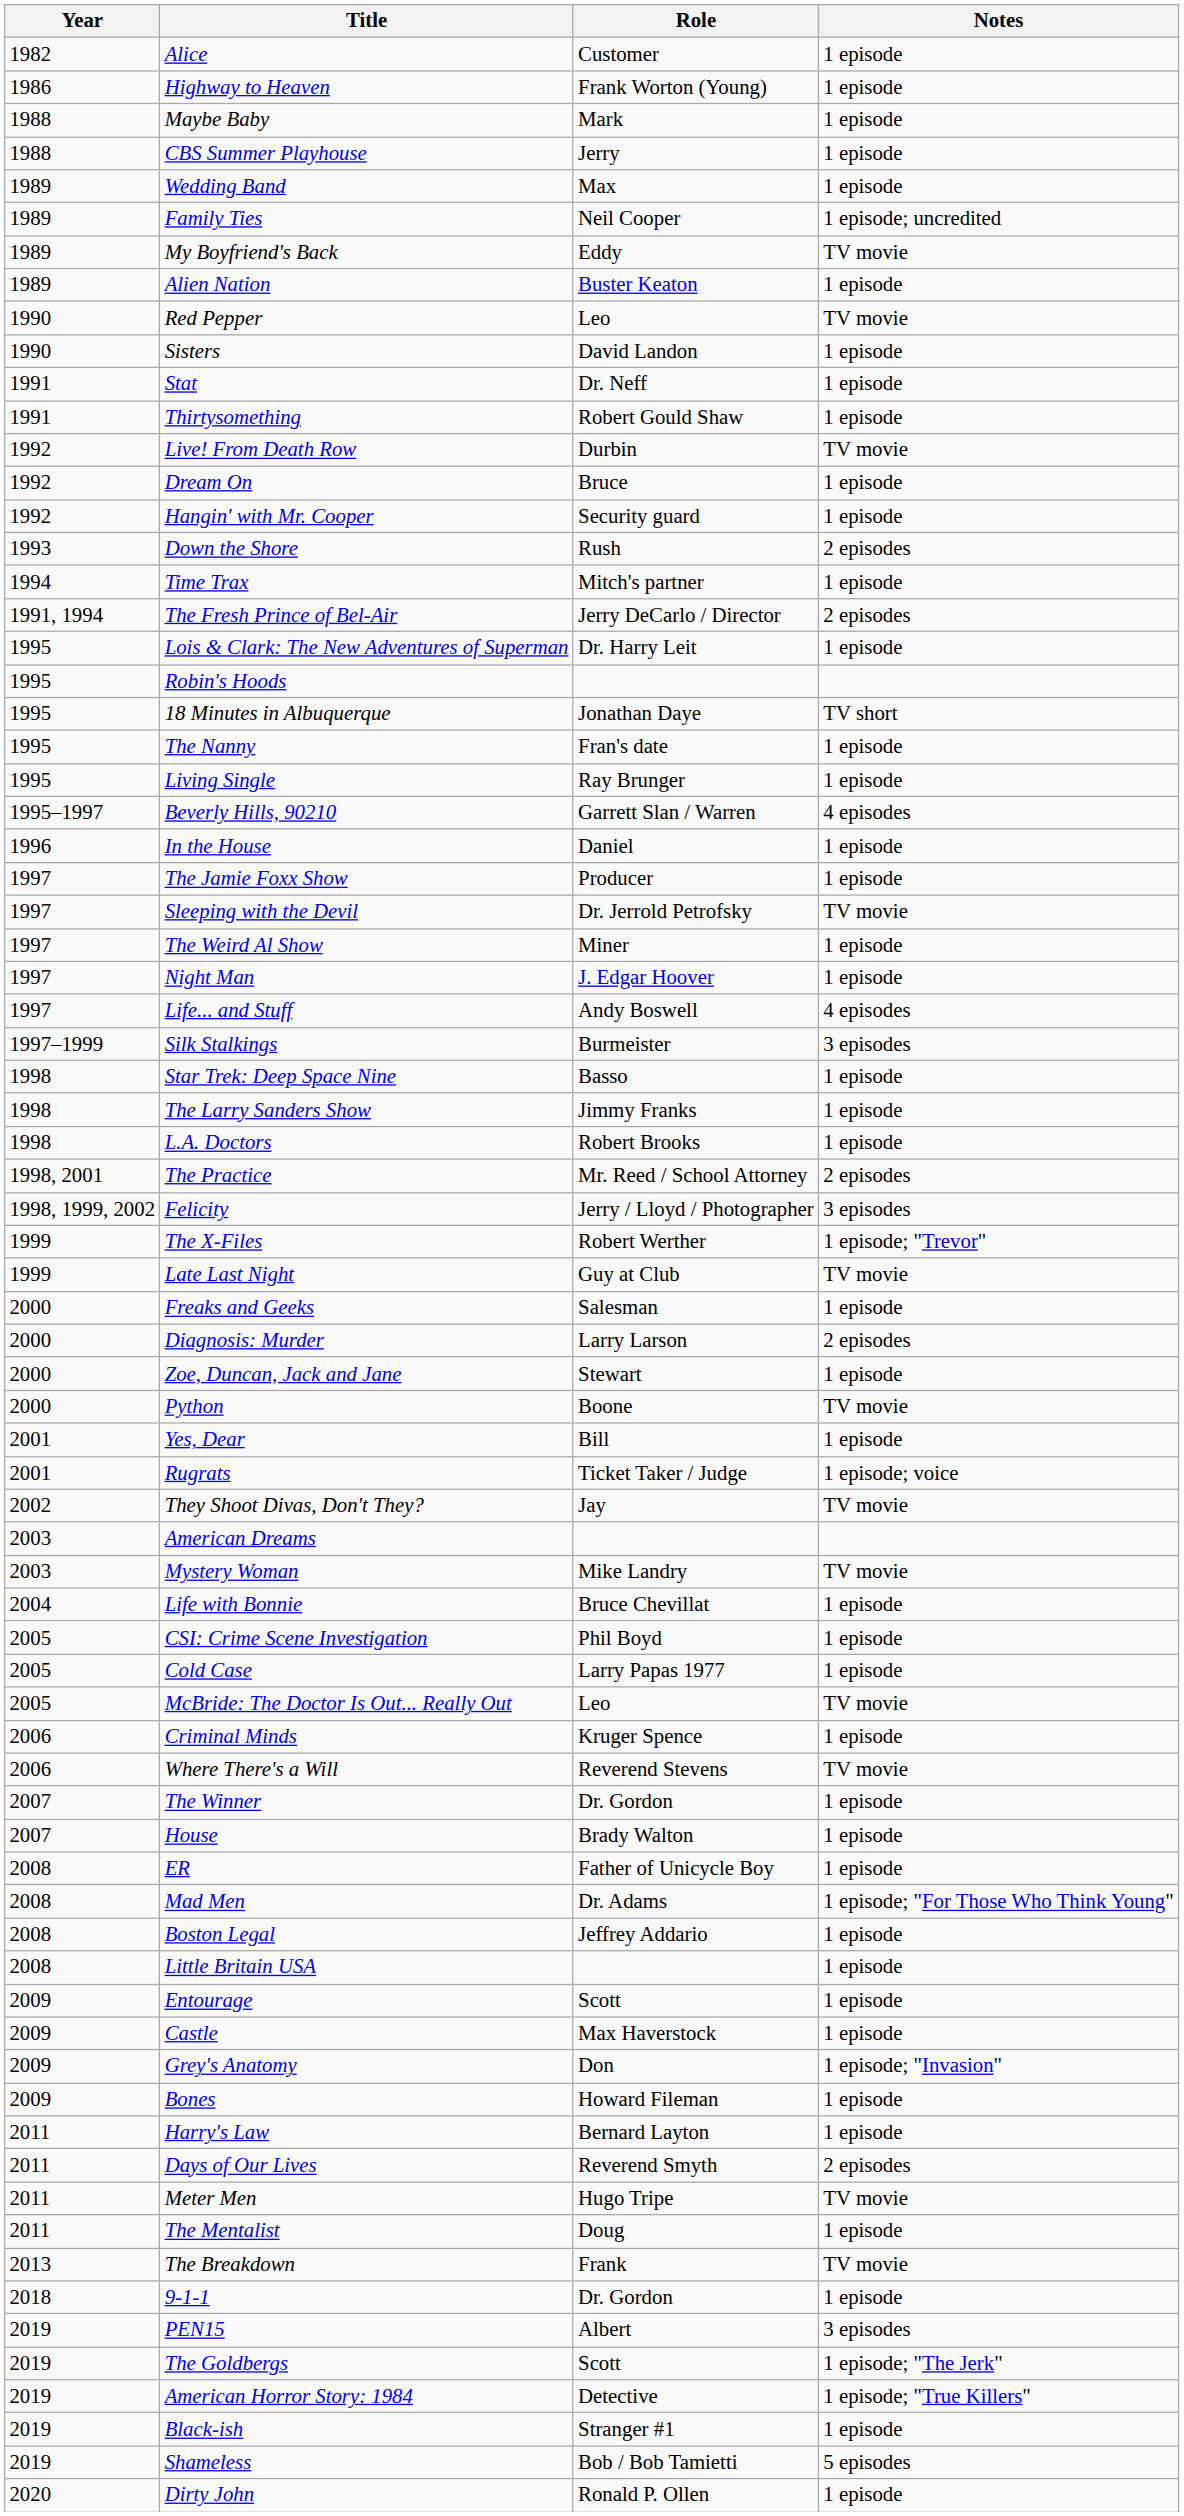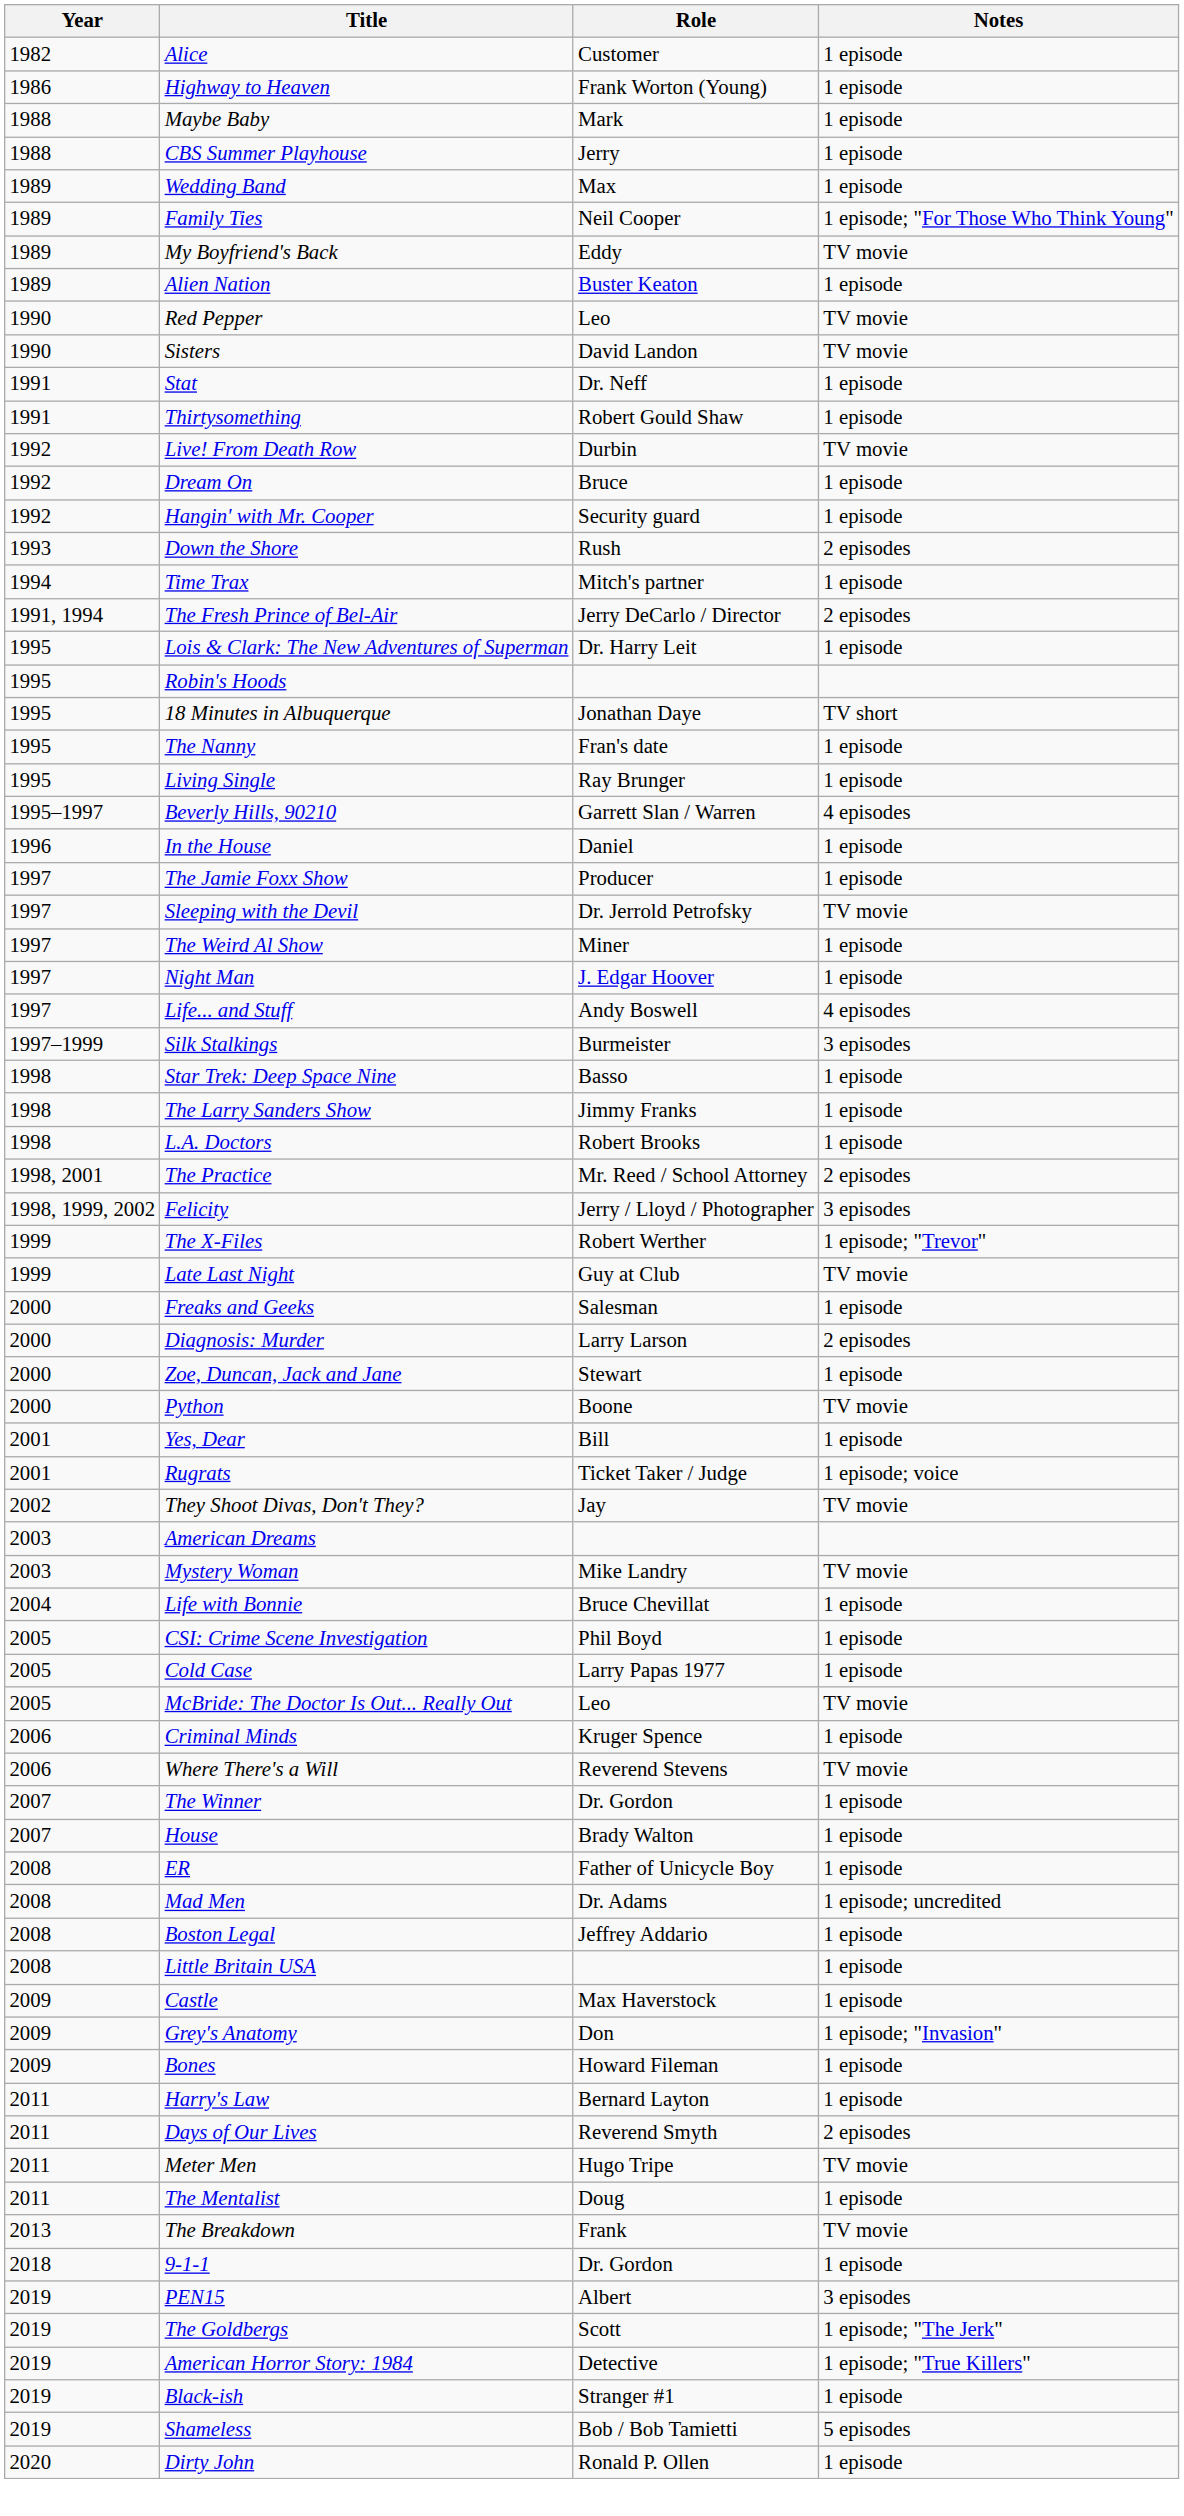(912, 218) 1 episode; uncredited -> (999, 218) 1 episode; "For Those Who Think Young"
(863, 350) 1 episode -> (866, 350) TV movie
(999, 1901) 1 episode; "For Those Who Think Young" -> (912, 1901) 1 episode; uncredited
- row: (209, 2000)
